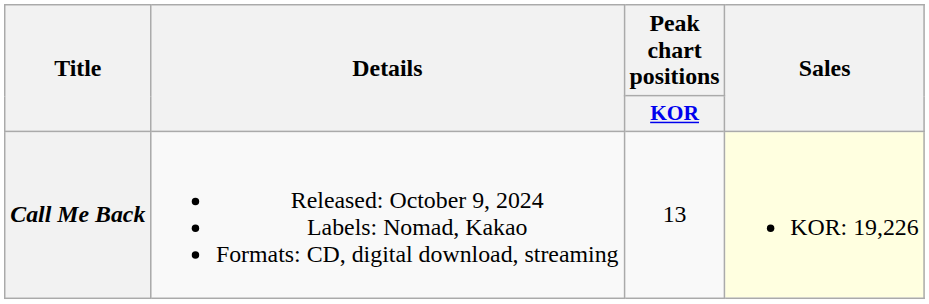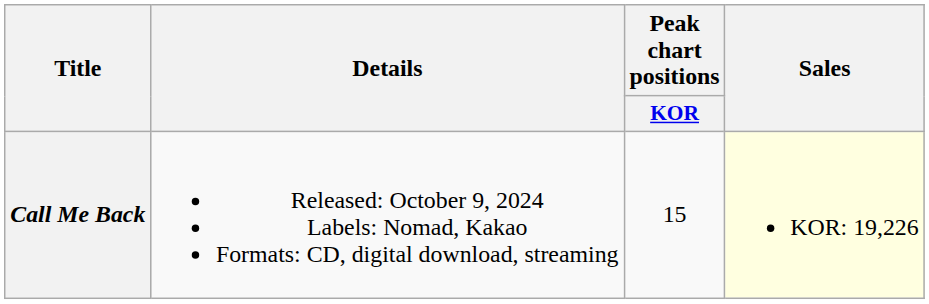(675, 214) 13 -> (675, 214) 15
